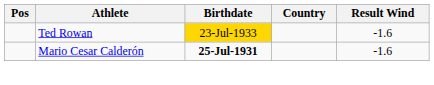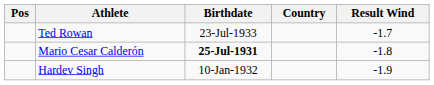(228, 32) gold background -> (228, 32) no background
(383, 32) -1.6 -> (383, 32) -1.7
(383, 51) -1.6 -> (383, 51) -1.8
+ row: (71, 70)
